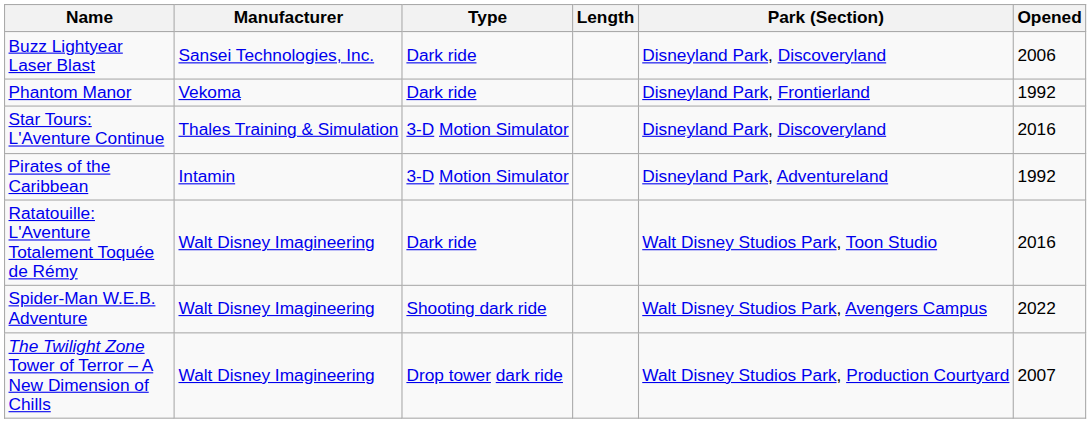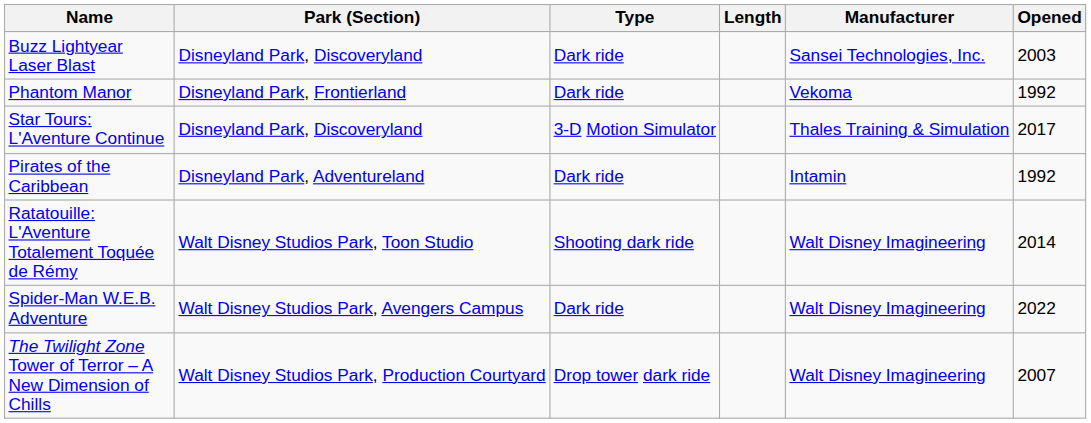columns swapped: (288, 18) <-> (826, 18)
(1037, 55) 2006 -> (1037, 55) 2003
(1037, 129) 2016 -> (1037, 129) 2017
(488, 176) 3-D Motion Simulator -> (589, 176) Dark ride
(441, 242) Dark ride -> (624, 242) Shooting dark ride
(1037, 242) 2016 -> (1037, 242) 2014
(477, 308) Shooting dark ride -> (589, 308) Dark ride
